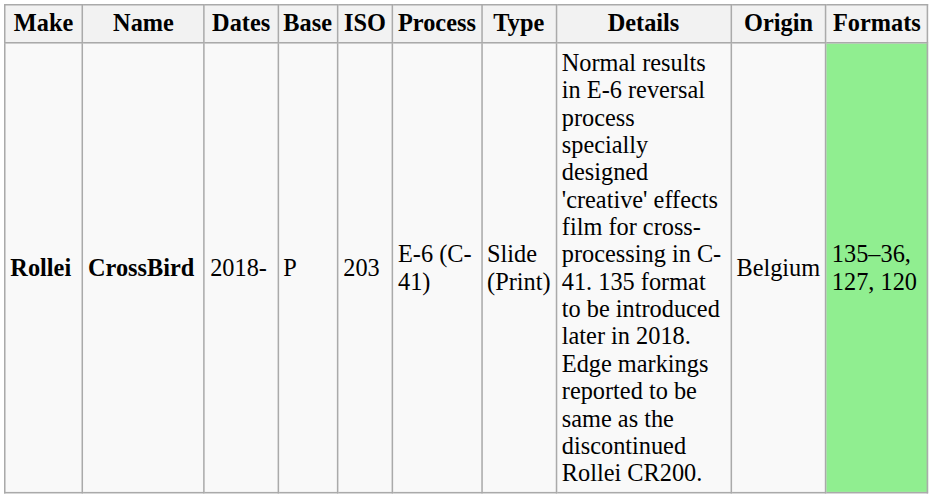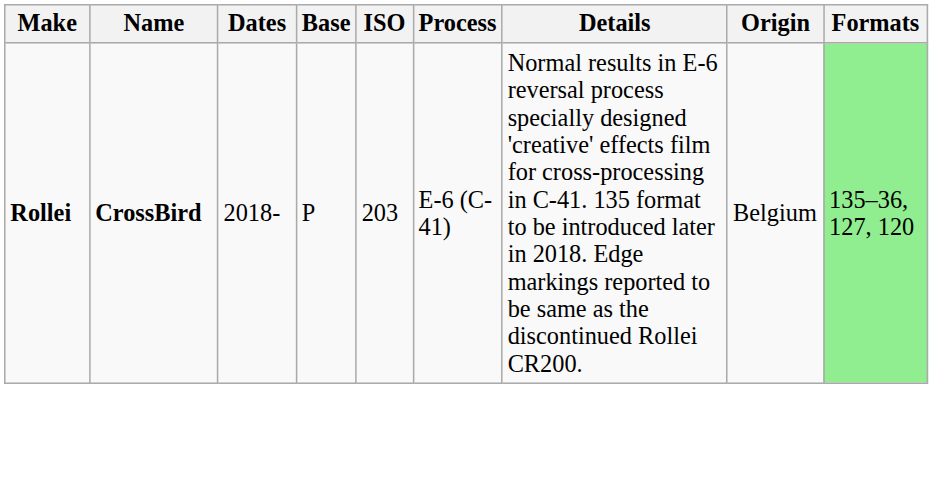- column: (519, 23)
